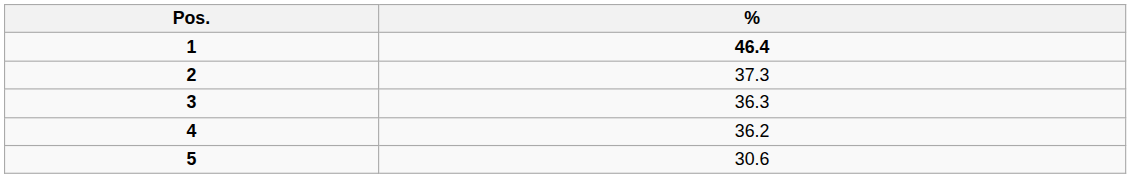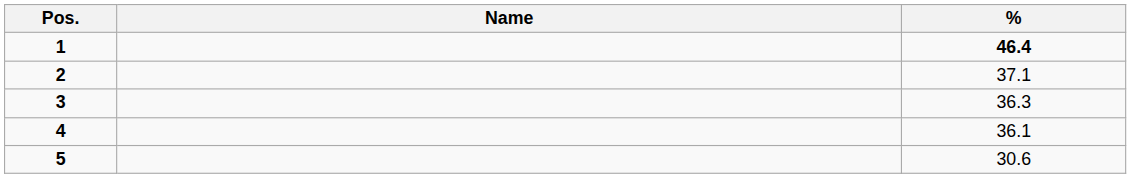+ column: (509, 18)
(752, 74) 37.3 -> (1014, 74) 37.1
(752, 131) 36.2 -> (1014, 131) 36.1
